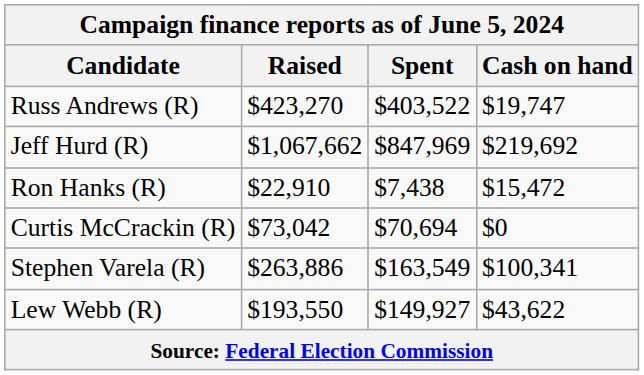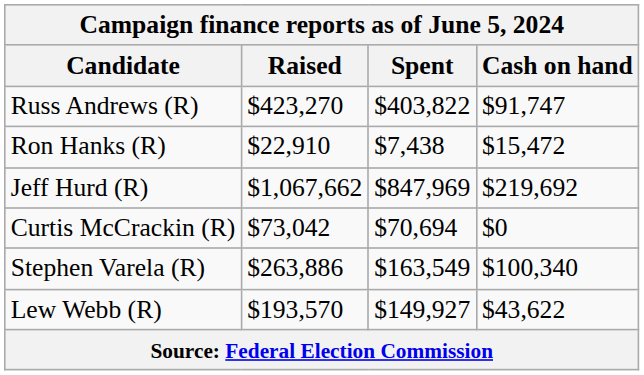(422, 106) $403,522 -> (422, 106) $403,822
(524, 106) $19,747 -> (524, 106) $91,747
rows swapped: (88, 187) <-> (79, 146)
(530, 268) $100,341 -> (530, 268) $100,340
(295, 308) $193,550 -> (295, 308) $193,570
